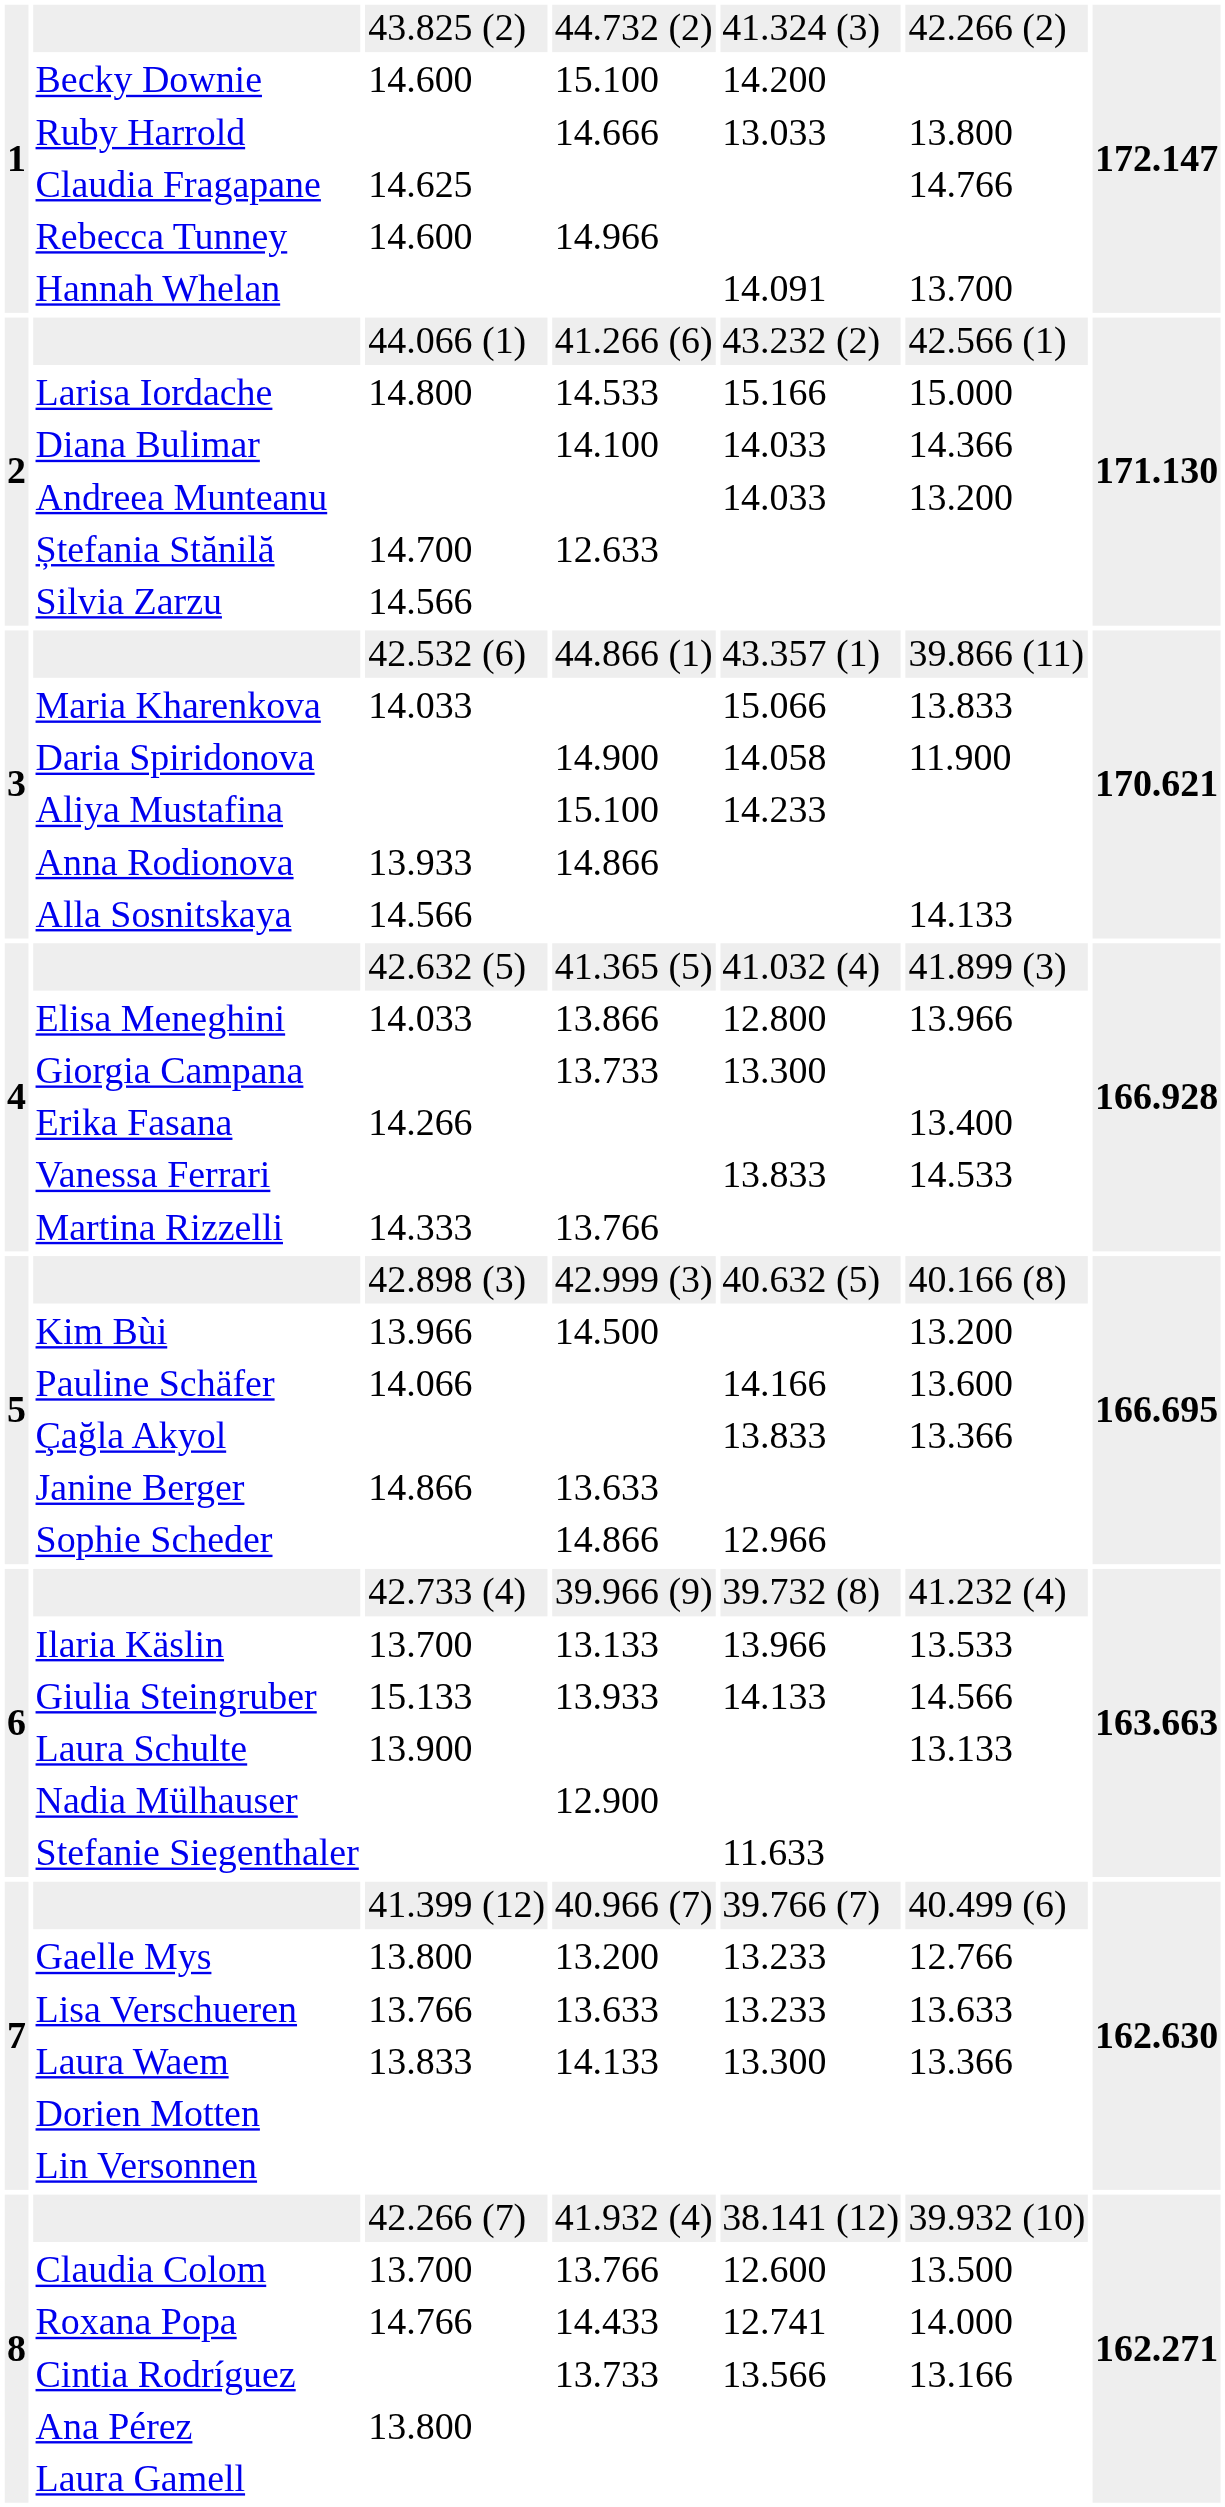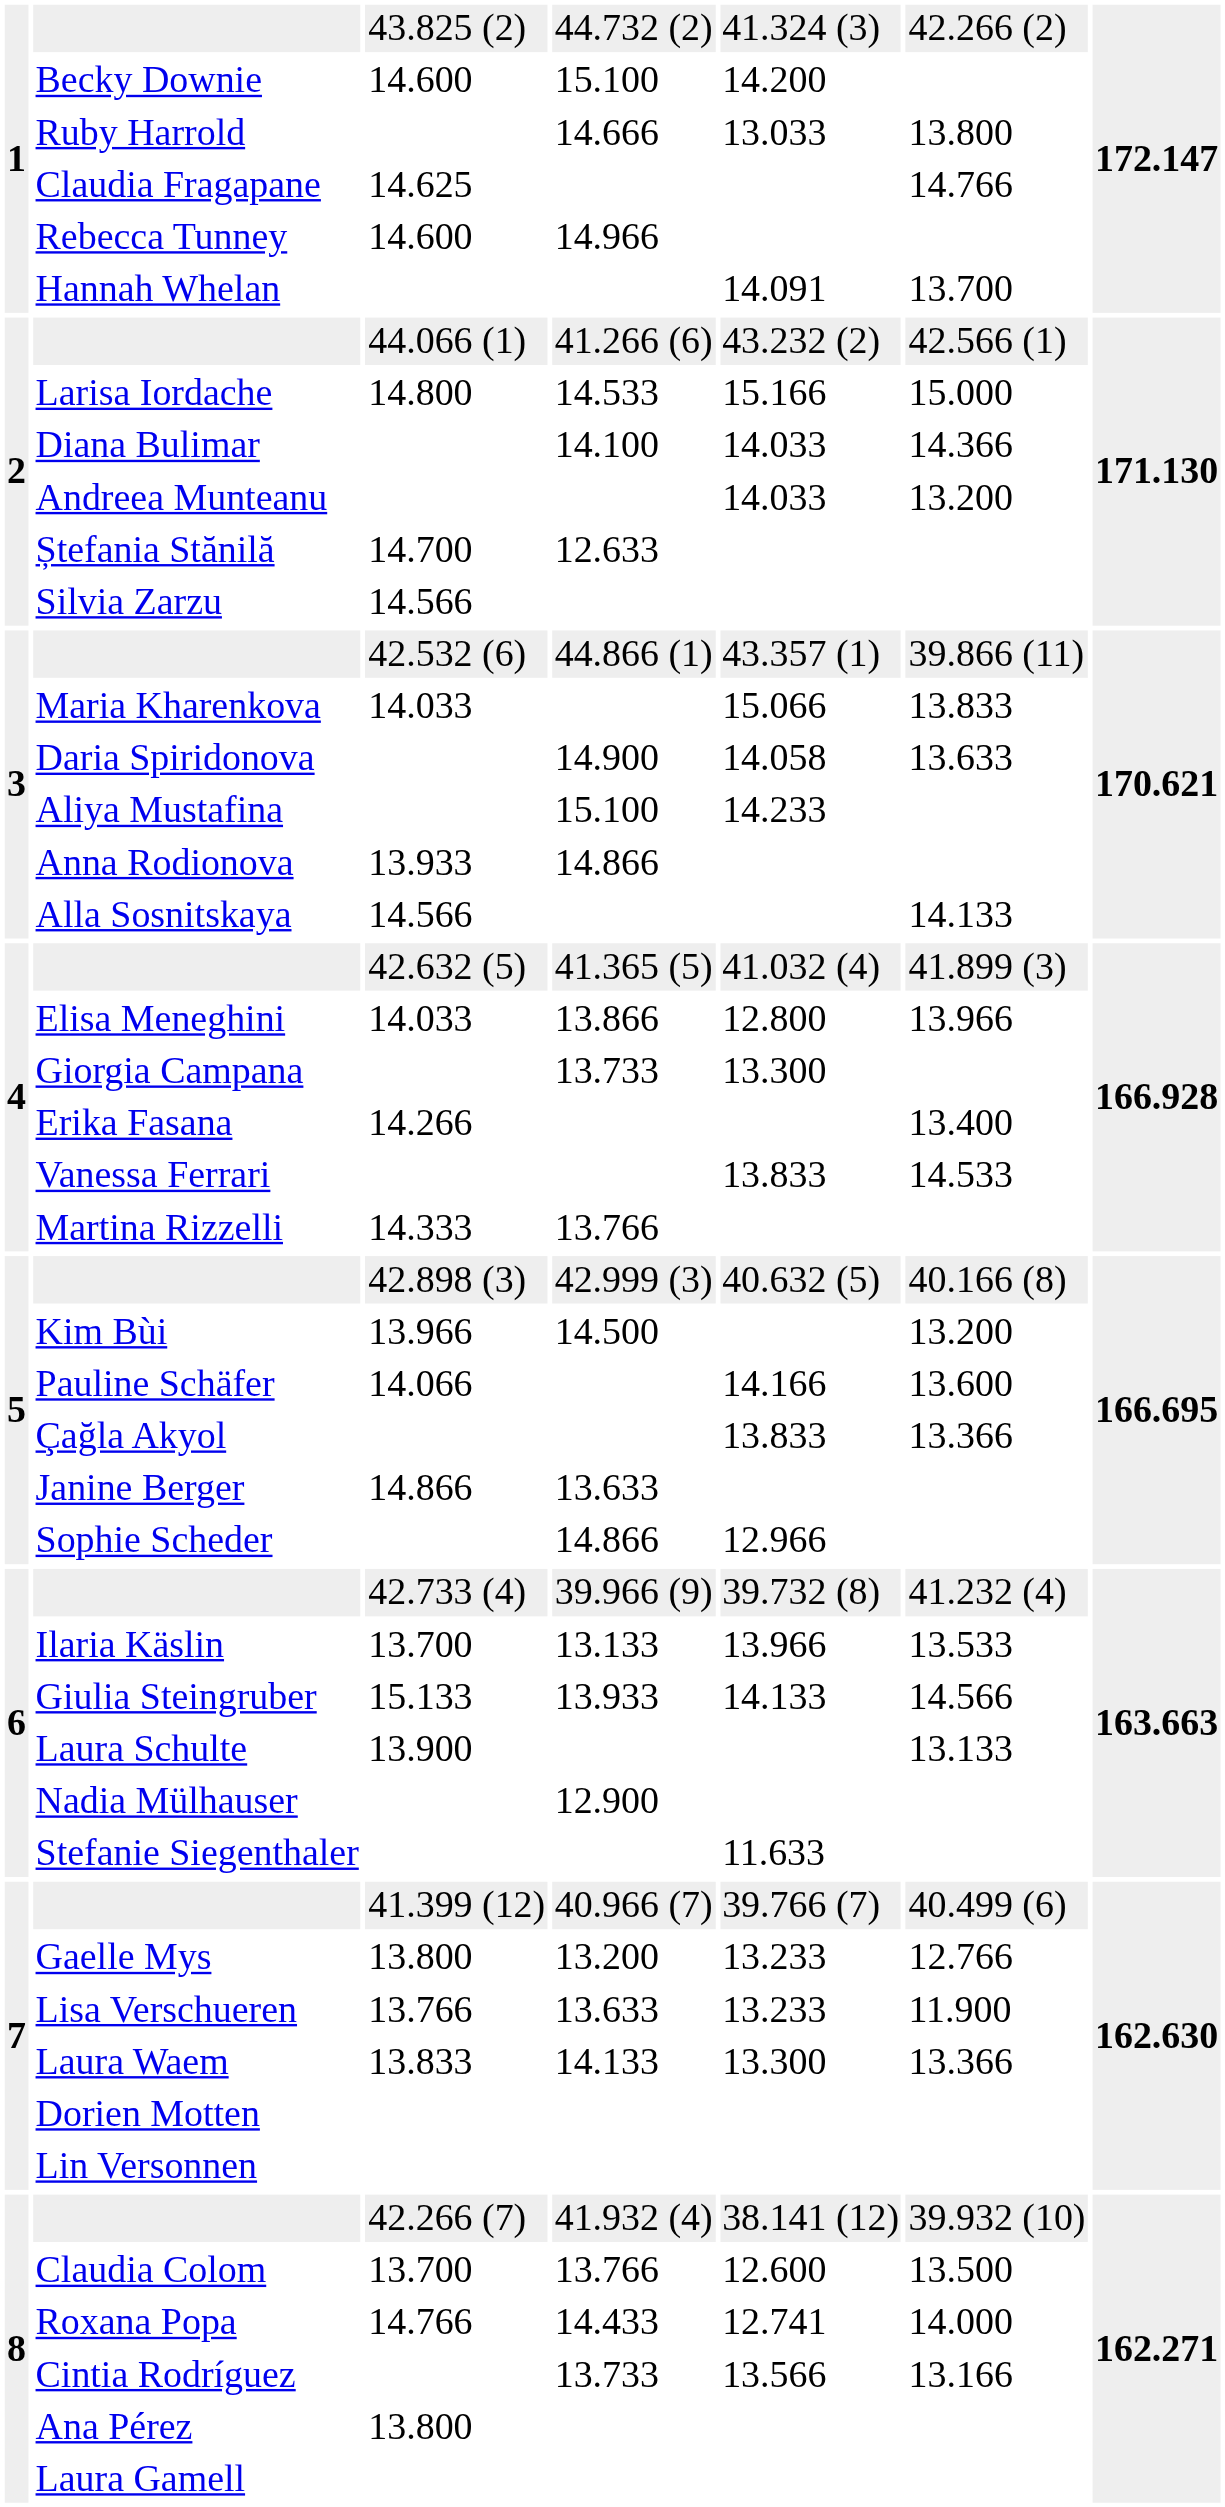(960, 757) 11.900 -> (961, 757) 13.633
(961, 2009) 13.633 -> (960, 2009) 11.900
